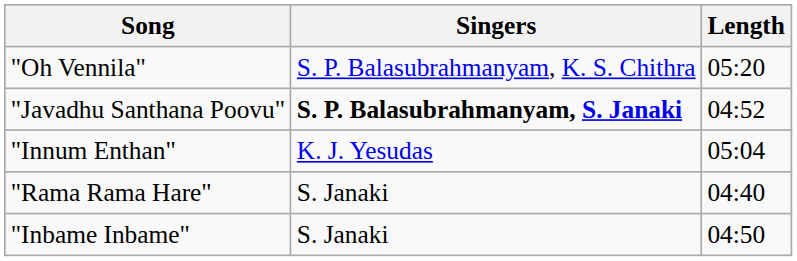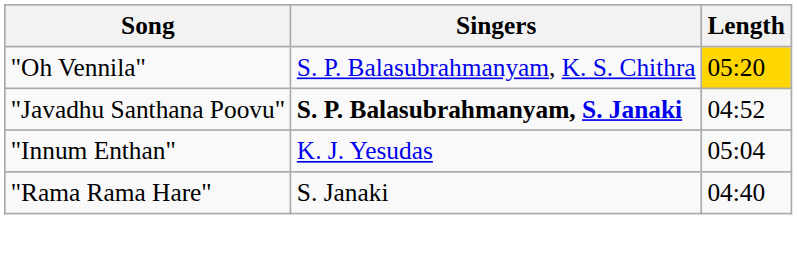(736, 67) no background -> (736, 67) gold background
- row: (100, 234)
